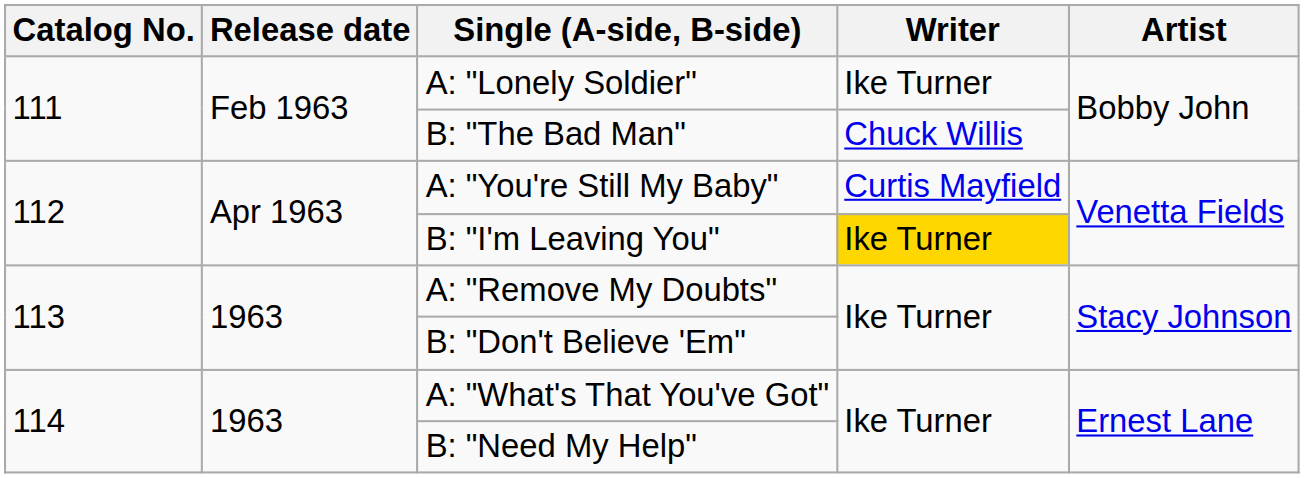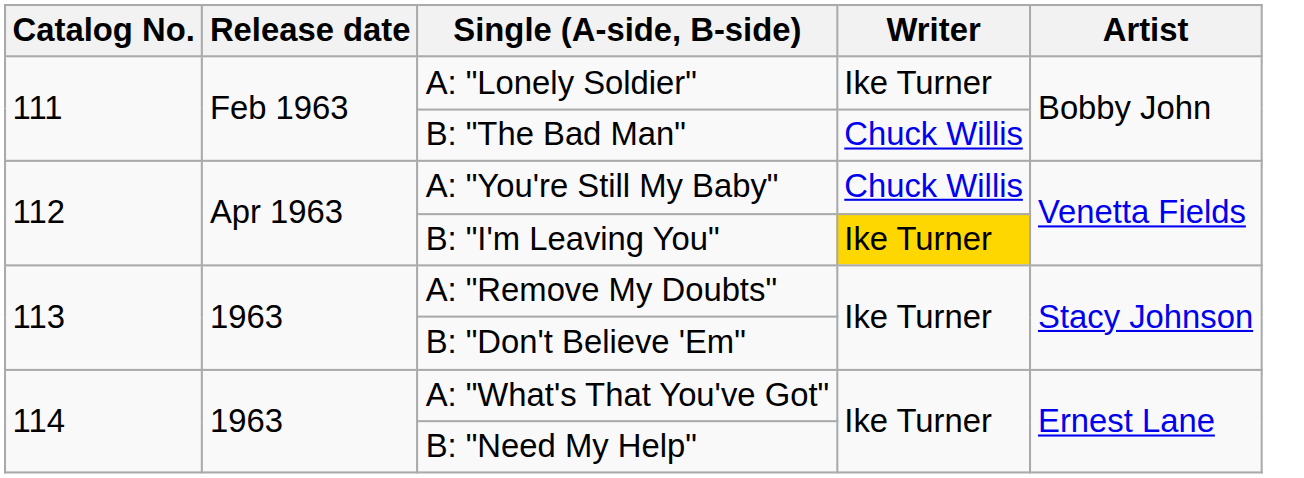(953, 186) Curtis Mayfield -> (934, 186) Chuck Willis
